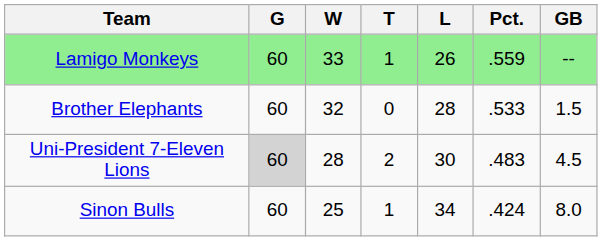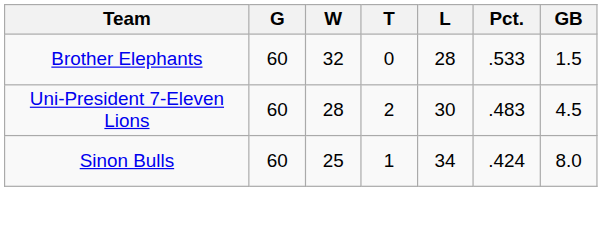- row: (127, 59)
(277, 160) lightgrey background -> (277, 110) no background
